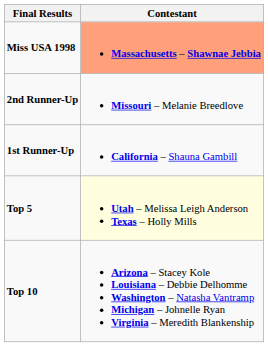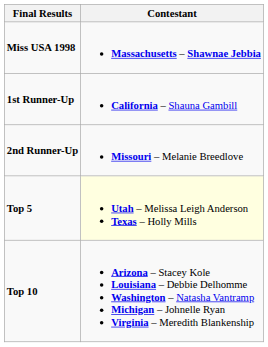(172, 54) lightsalmon background -> (172, 54) no background
rows swapped: (40, 150) <-> (43, 99)
